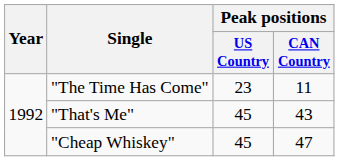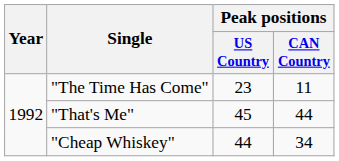(304, 114) 43 -> (304, 114) 44
(243, 141) 45 -> (243, 141) 44
(304, 141) 47 -> (304, 141) 34
